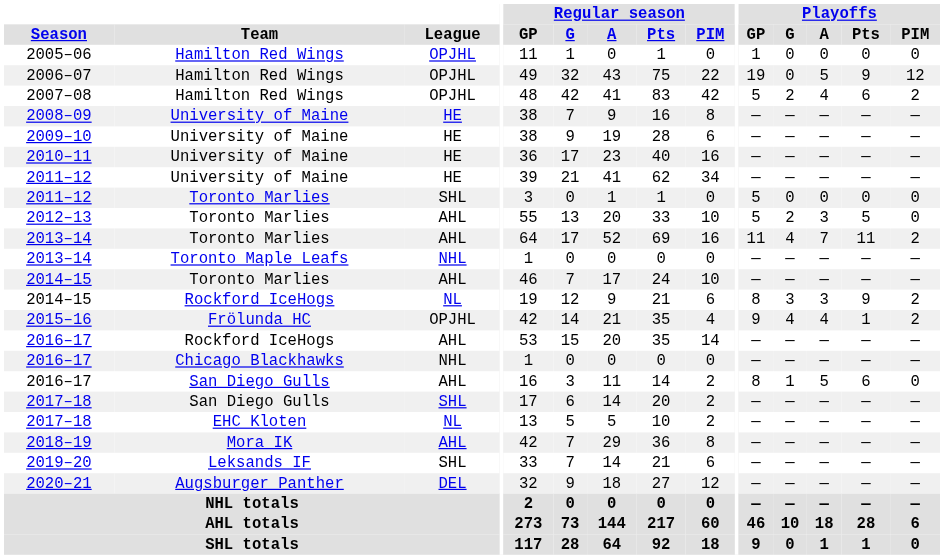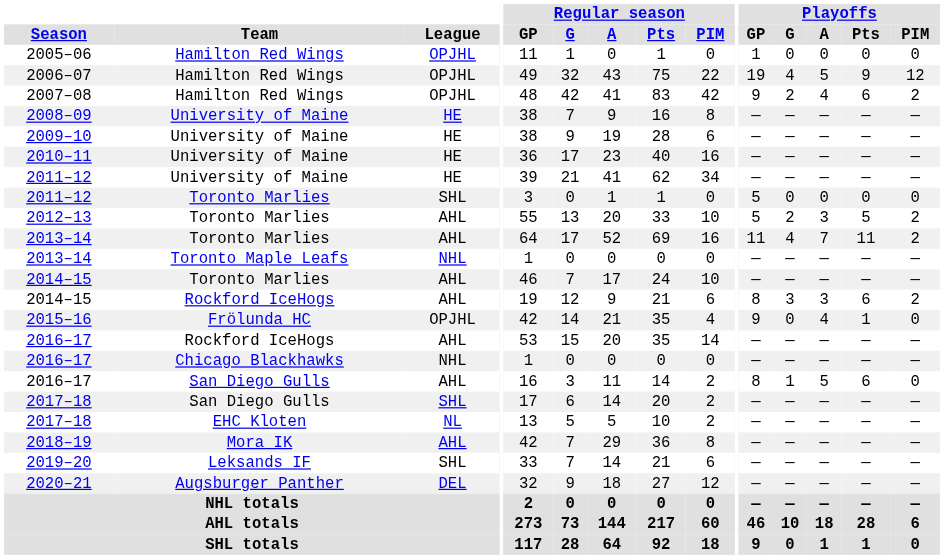(790, 75) 0 -> (790, 75) 4
(756, 96) 5 -> (756, 96) 9
(915, 218) 0 -> (915, 218) 2
(453, 300) NL -> (453, 300) AHL
(866, 300) 9 -> (866, 300) 6
(790, 320) 4 -> (790, 320) 0
(915, 320) 2 -> (915, 320) 0
